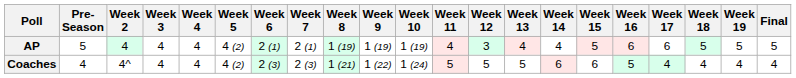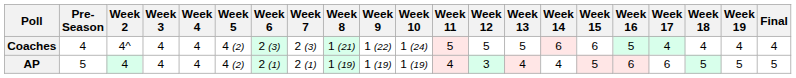rows swapped: (32, 46) <-> (32, 65)
